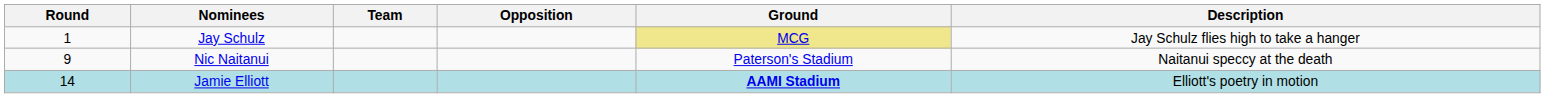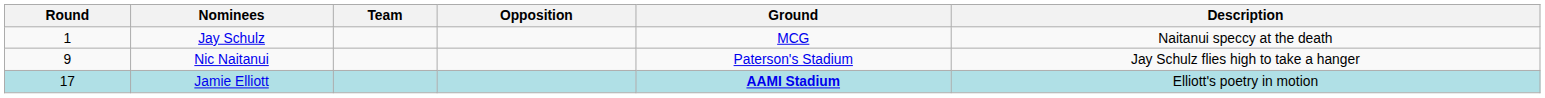(793, 38) khaki background -> (793, 38) no background
(1245, 38) Jay Schulz flies high to take a hanger -> (1245, 38) Naitanui speccy at the death
(1245, 60) Naitanui speccy at the death -> (1245, 60) Jay Schulz flies high to take a hanger
(67, 82) 14 -> (67, 82) 17
